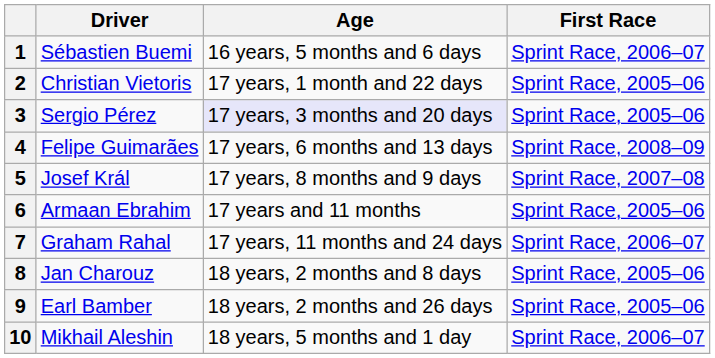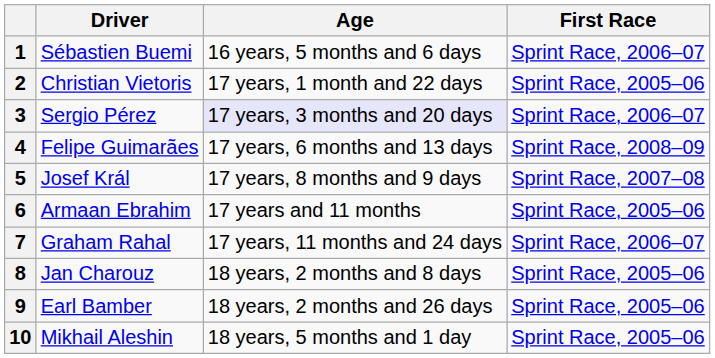(608, 115) Sprint Race, 2005–06 -> (608, 115) Sprint Race, 2006–07
(608, 337) Sprint Race, 2006–07 -> (608, 337) Sprint Race, 2005–06
